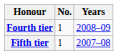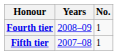columns swapped: (65, 12) <-> (93, 12)
